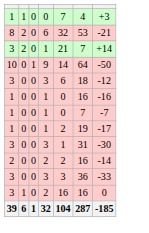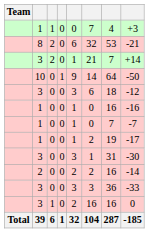+ column: (18, 12)
